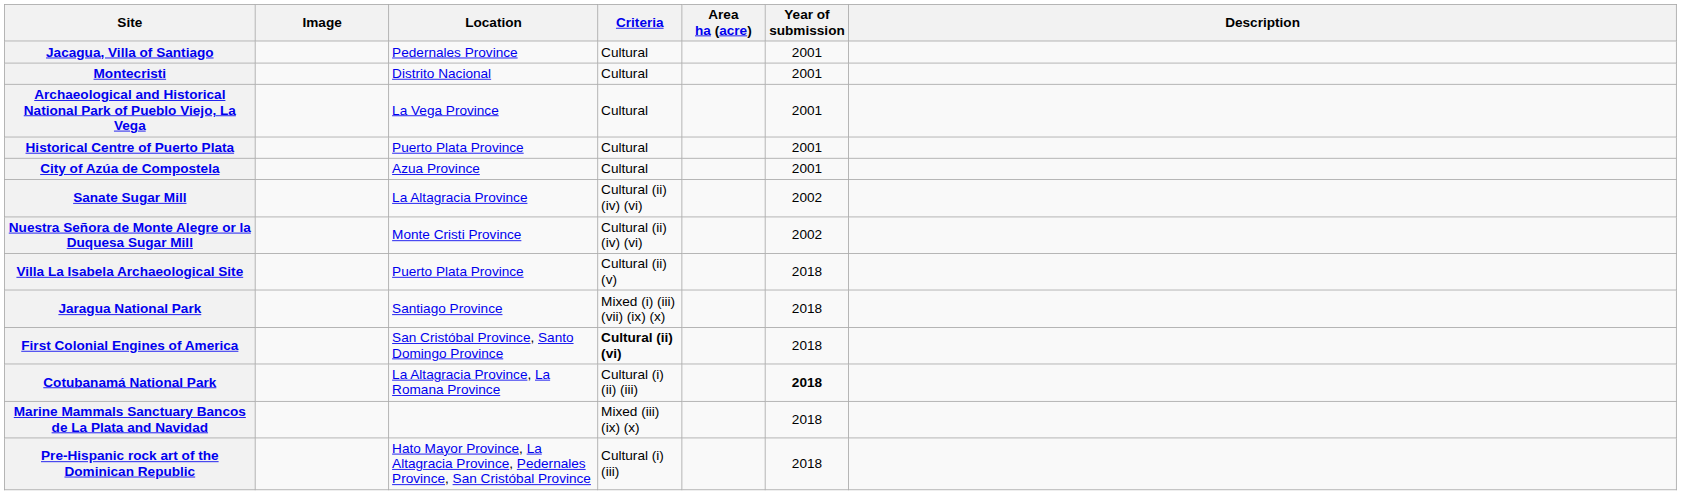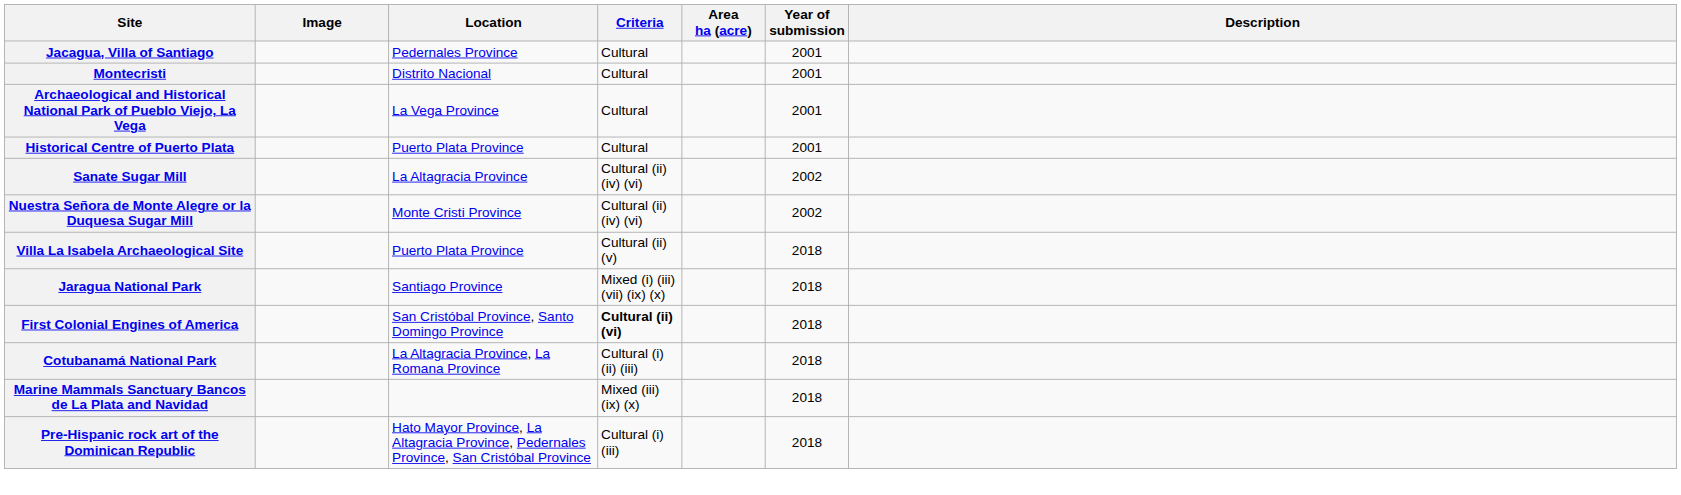- row: (130, 169)
(807, 382) bold -> (807, 361) normal
